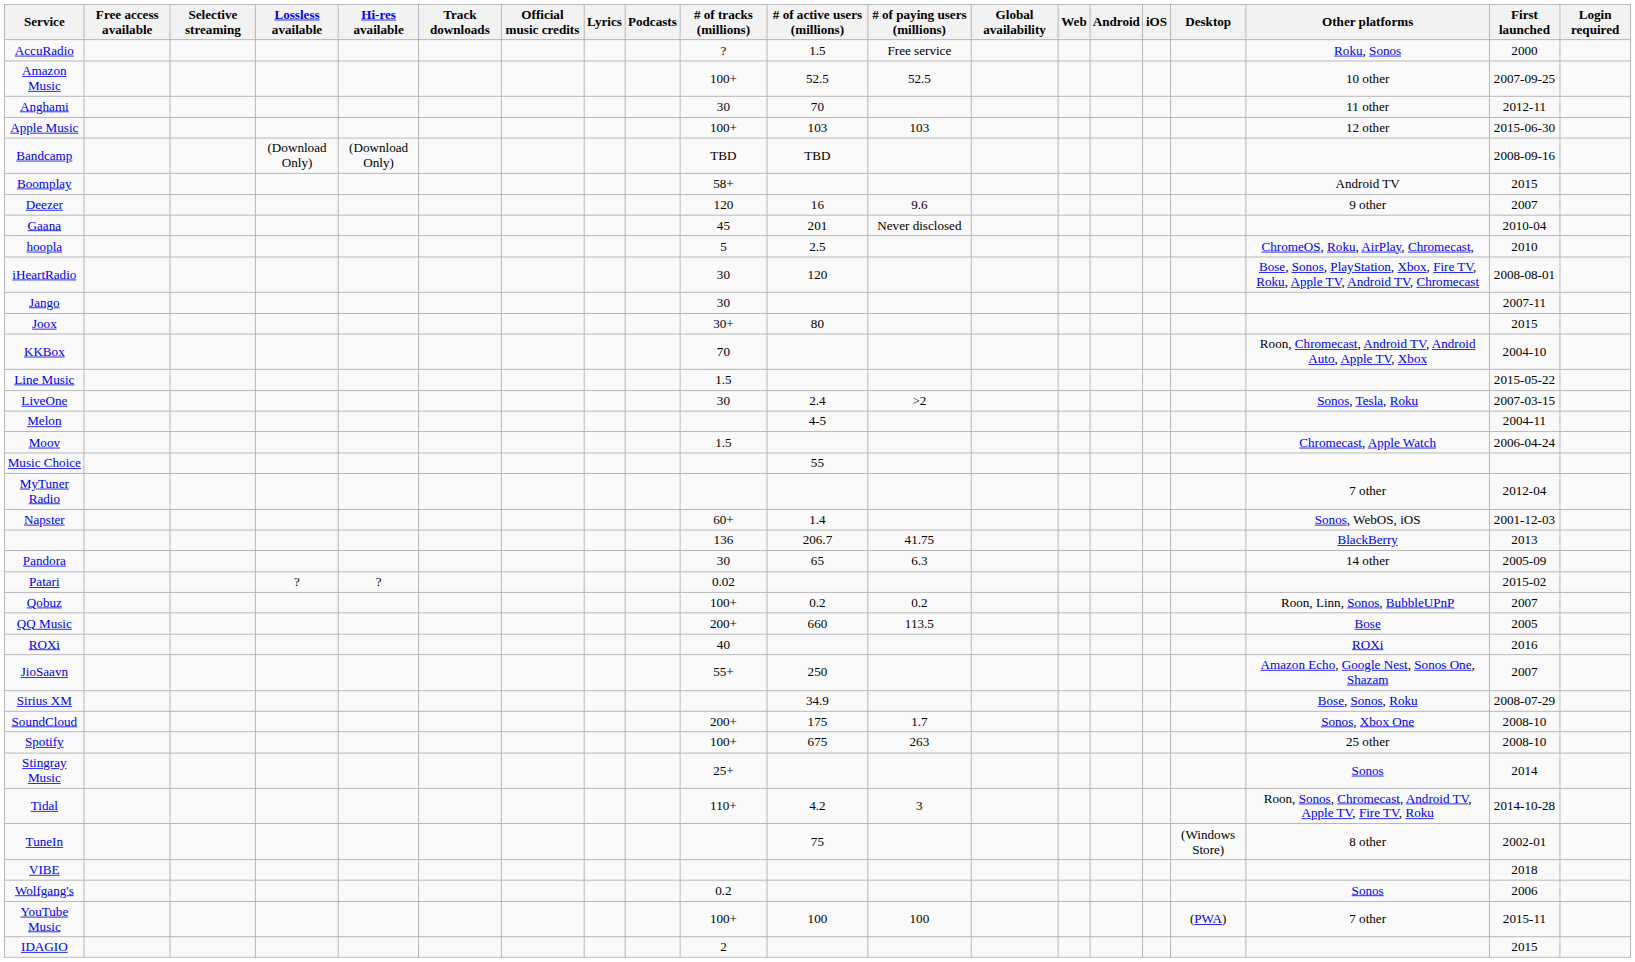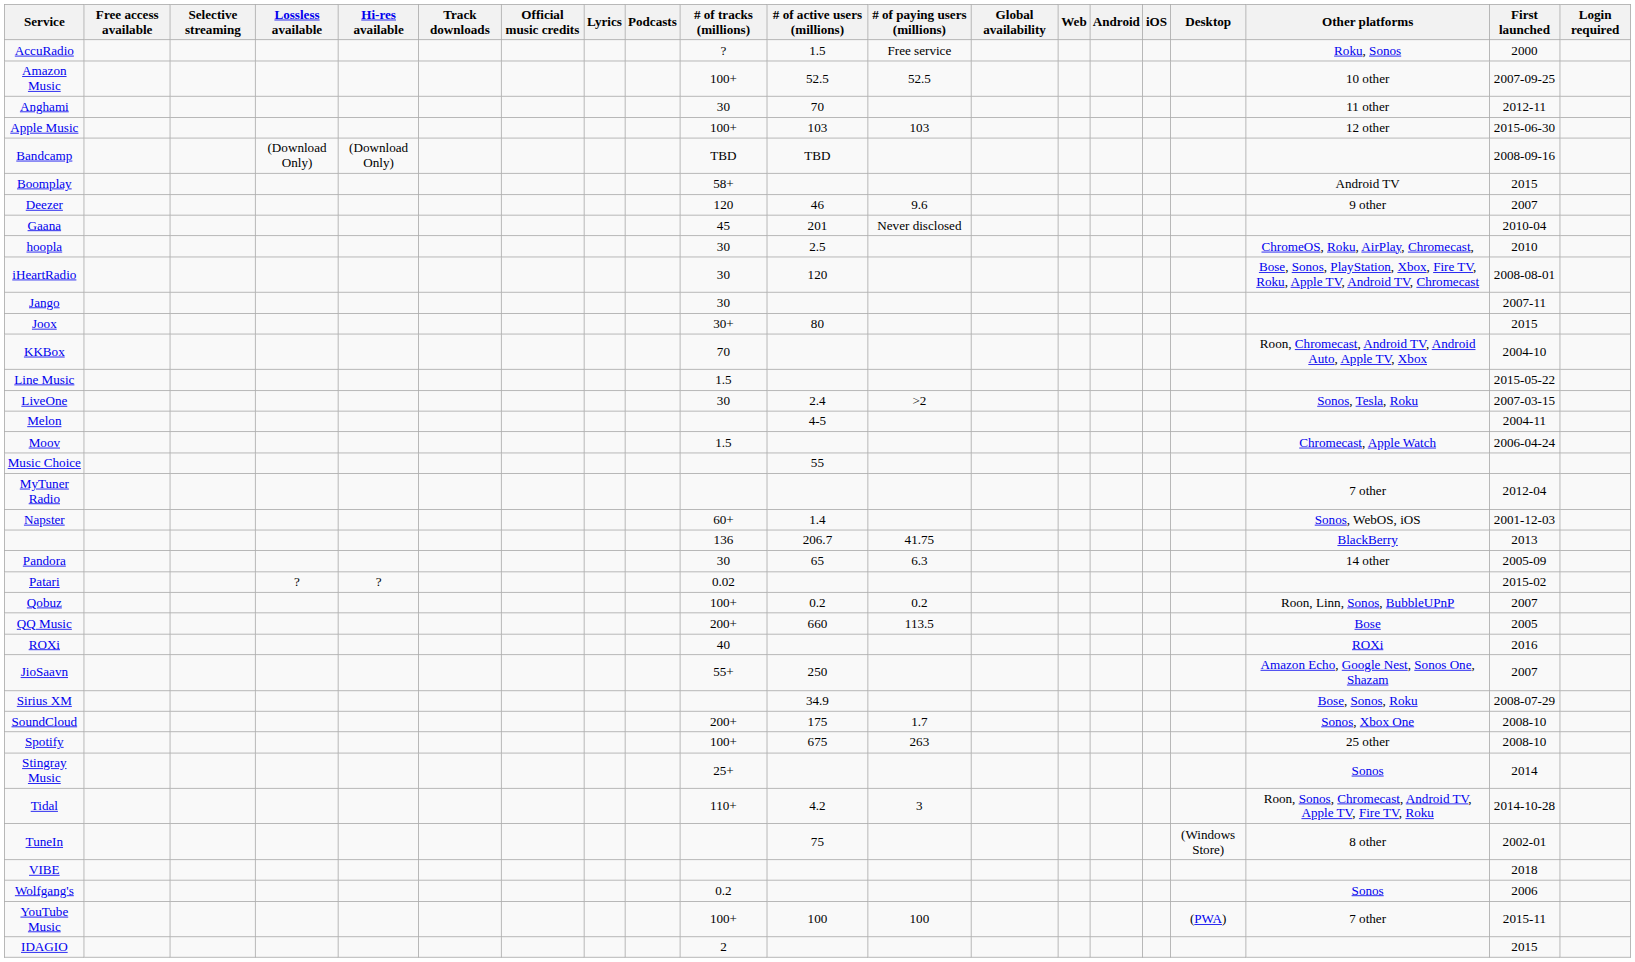(817, 204) 16 -> (817, 204) 46
(723, 246) 5 -> (723, 246) 30
